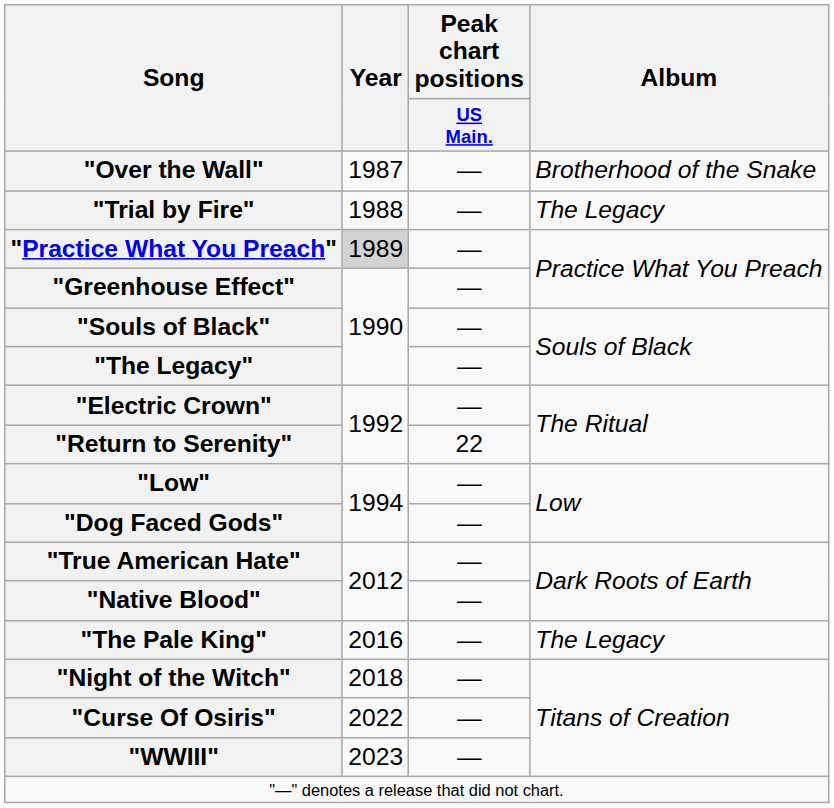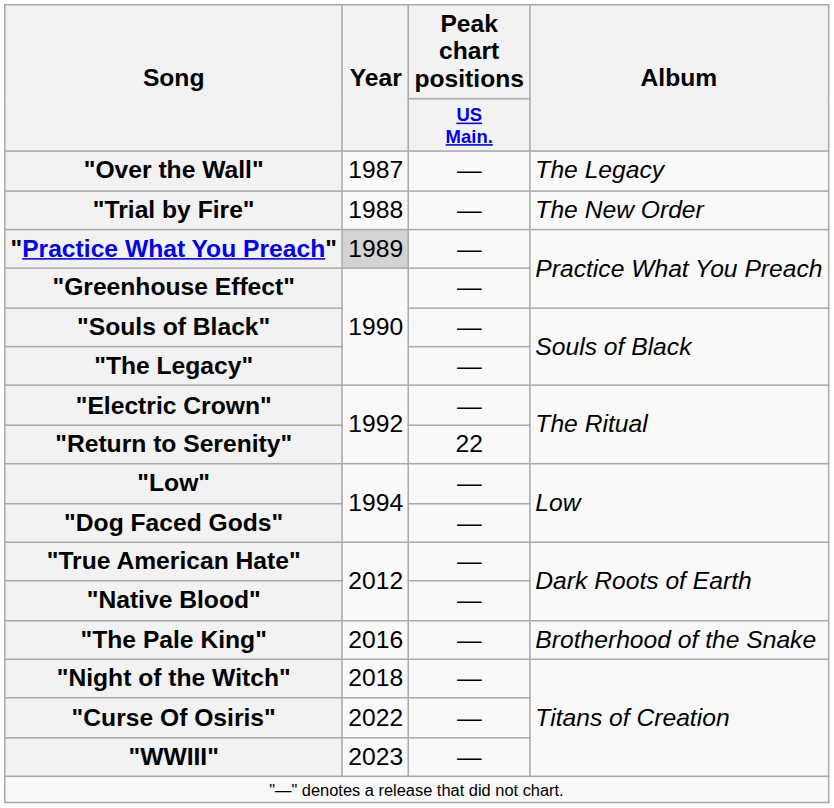(676, 170) Brotherhood of the Snake -> (600, 170) The Legacy
(600, 209) The Legacy -> (620, 209) The New Order
(600, 639) The Legacy -> (676, 639) Brotherhood of the Snake
